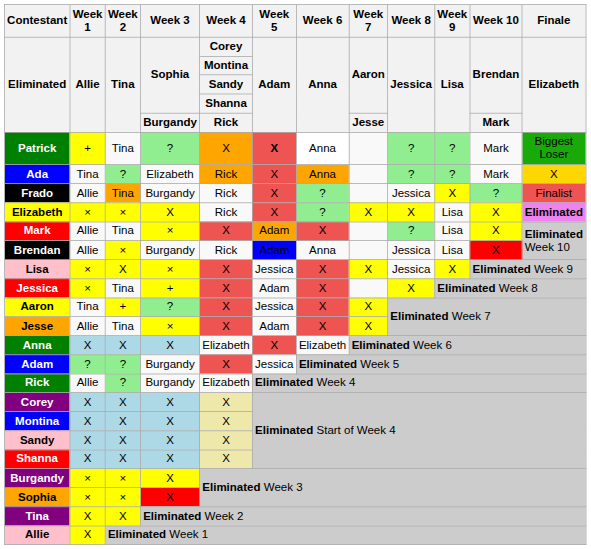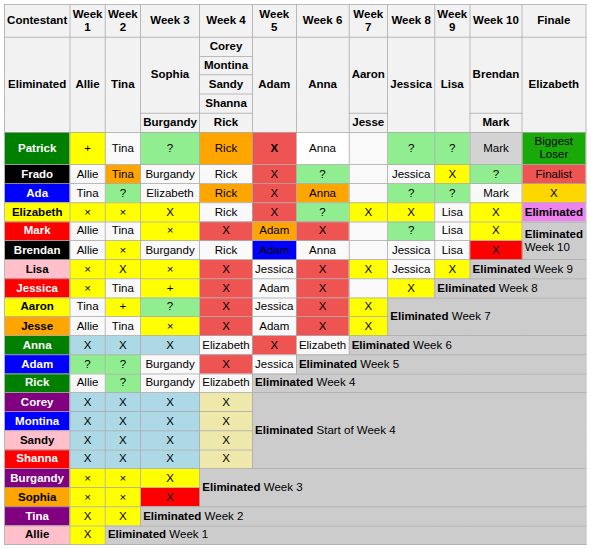(226, 148) X -> (226, 148) Rick
(496, 148) no background -> (496, 148) lightgrey background
rows swapped: (37, 193) <-> (37, 174)
